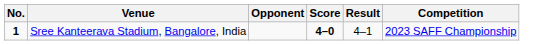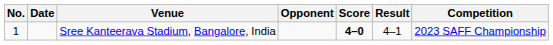+ column: (42, 13)
(16, 31) bold -> (16, 31) normal
